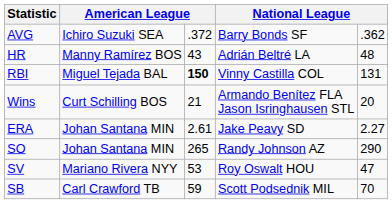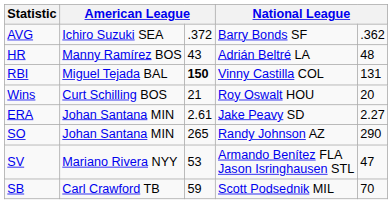(286, 101) Armando Benítez FLA Jason Isringhausen STL -> (266, 94) Roy Oswalt HOU
(266, 169) Roy Oswalt HOU -> (286, 161) Armando Benítez FLA Jason Isringhausen STL
